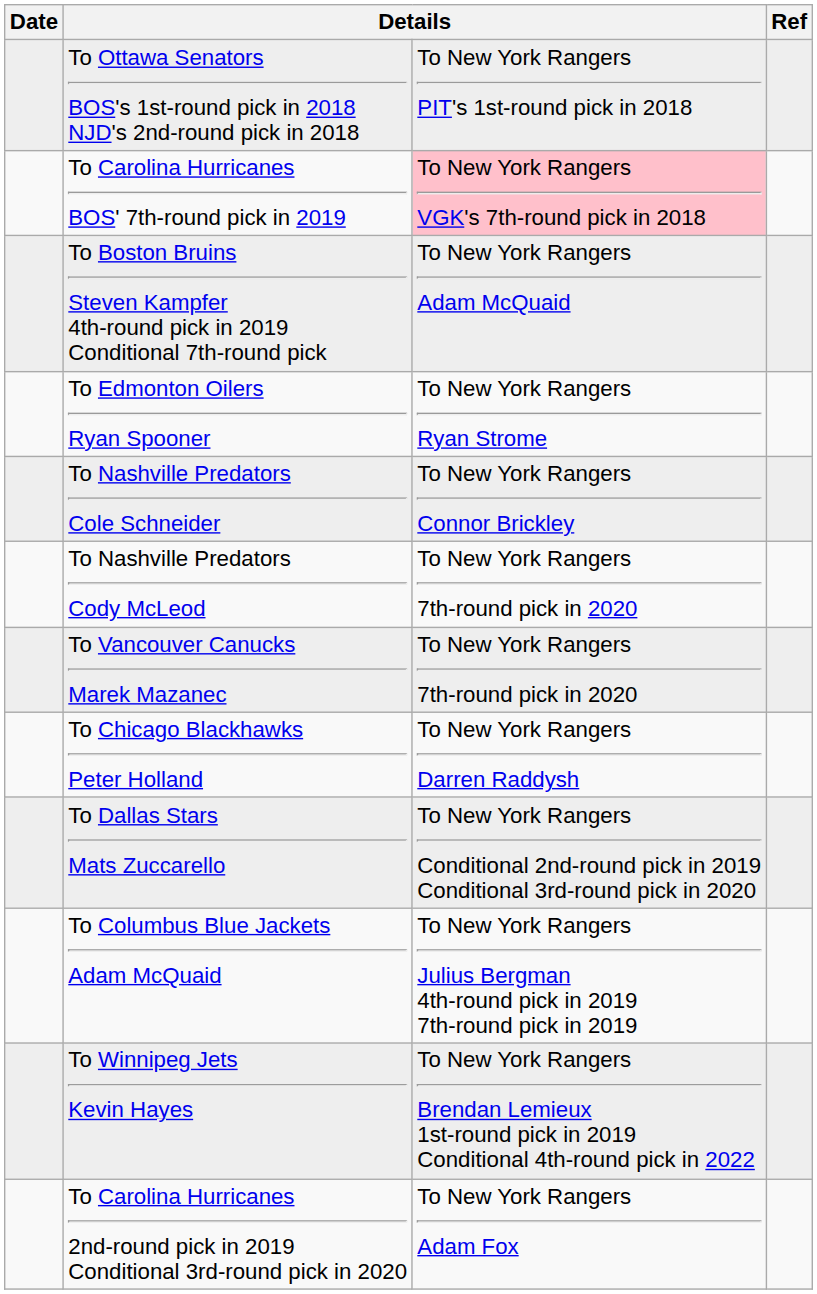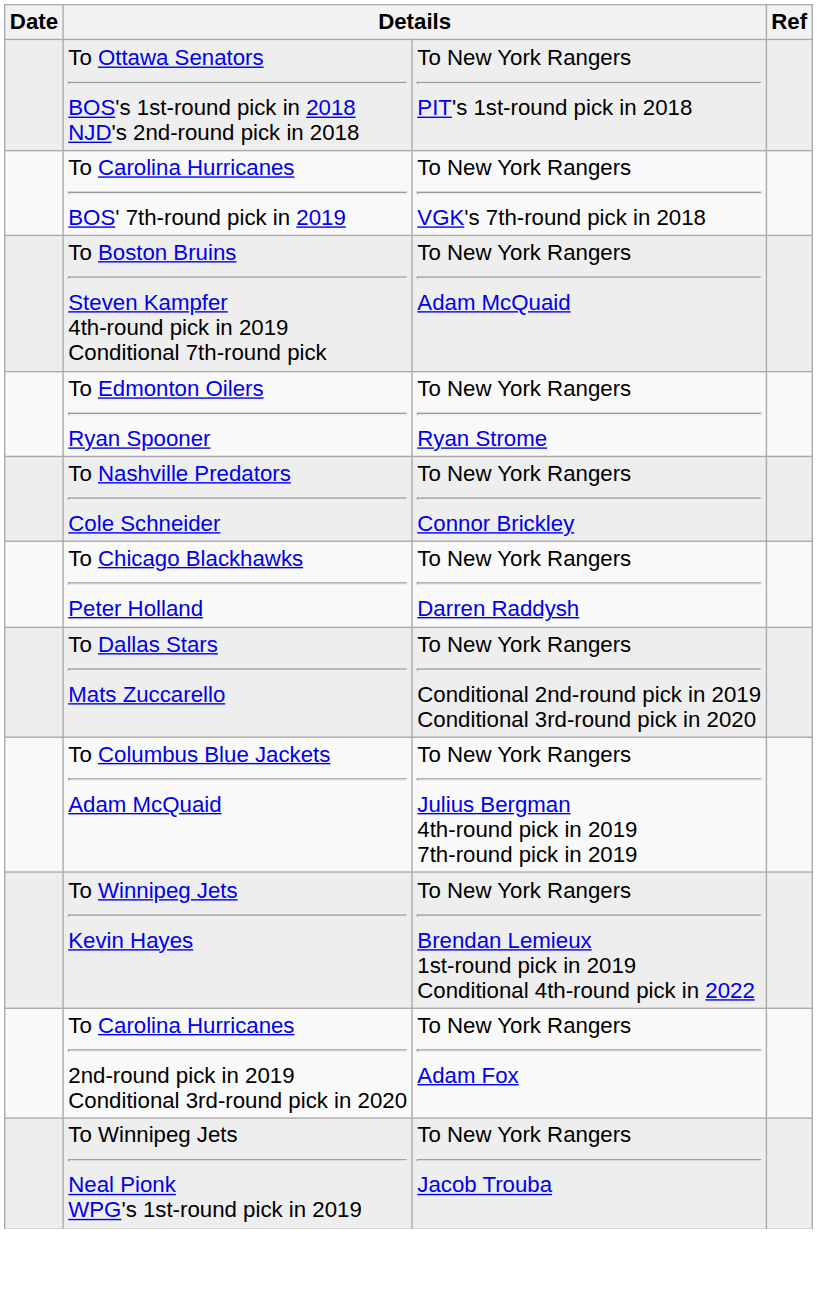(589, 192) pink background -> (589, 192) no background
- row: (238, 584)
- row: (238, 669)
+ row: (238, 1173)
